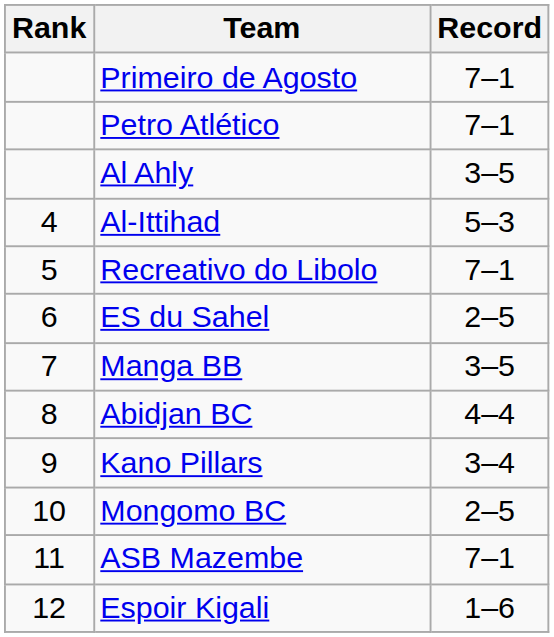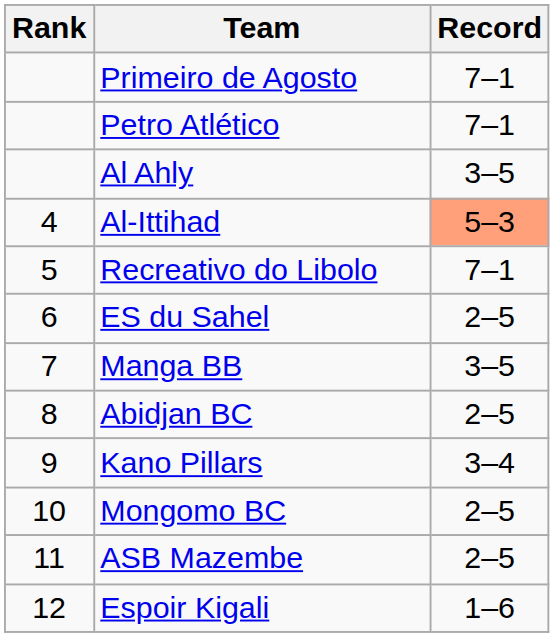(490, 221) no background -> (490, 221) lightsalmon background
(490, 414) 4–4 -> (490, 414) 2–5
(490, 558) 7–1 -> (490, 558) 2–5
